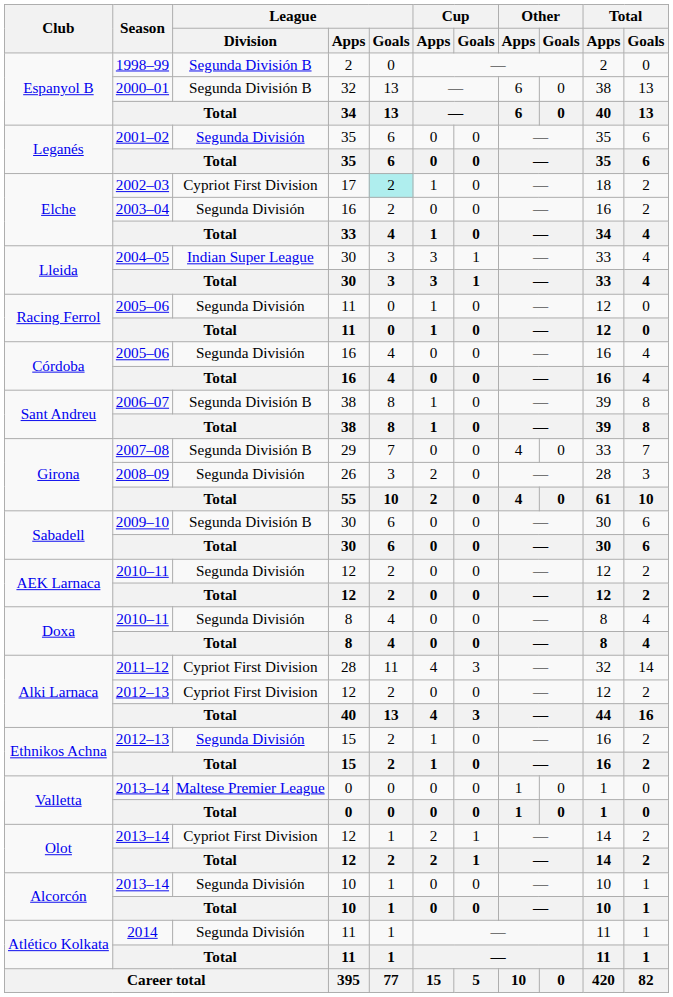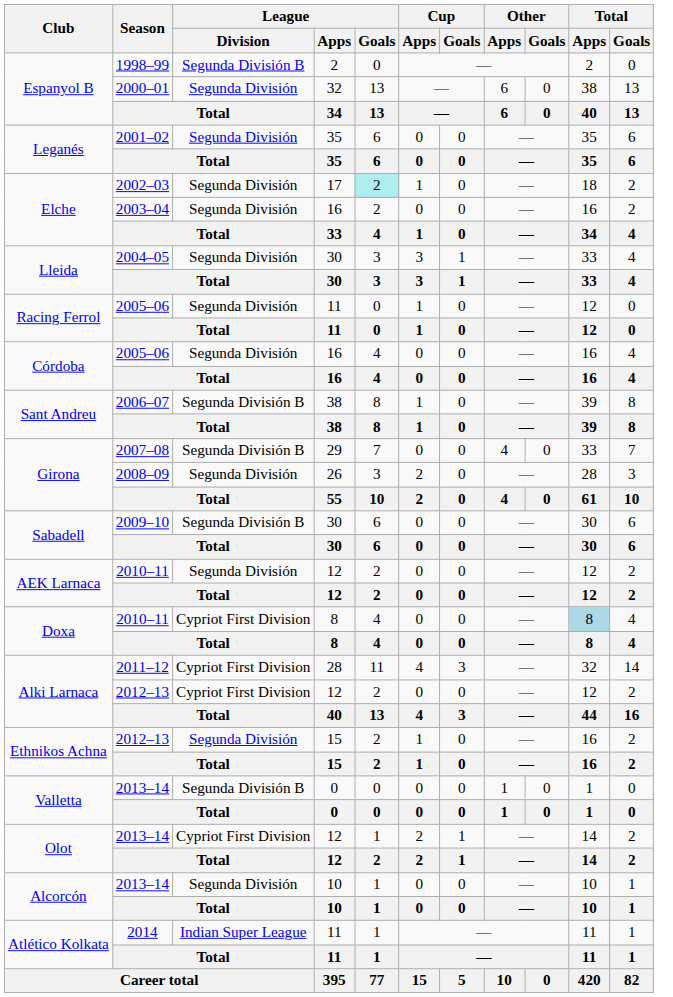(250, 88) Segunda División B -> (243, 88) Segunda División
(250, 185) Cypriot First Division -> (243, 185) Segunda División
(250, 257) Indian Super League -> (243, 257) Segunda División
(250, 619) Segunda División -> (243, 619) Cypriot First Division
(603, 619) no background -> (589, 619) lightblue background
(250, 787) Maltese Premier League -> (243, 787) Segunda División B
(250, 932) Segunda División -> (243, 932) Indian Super League
